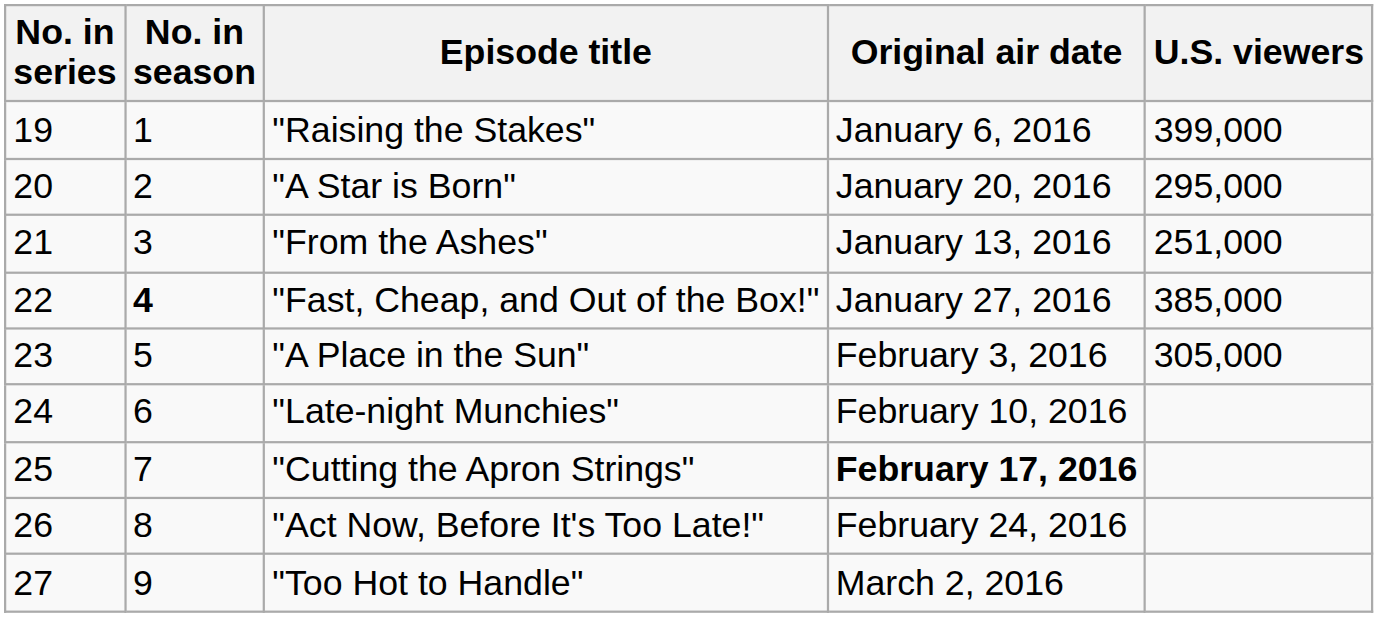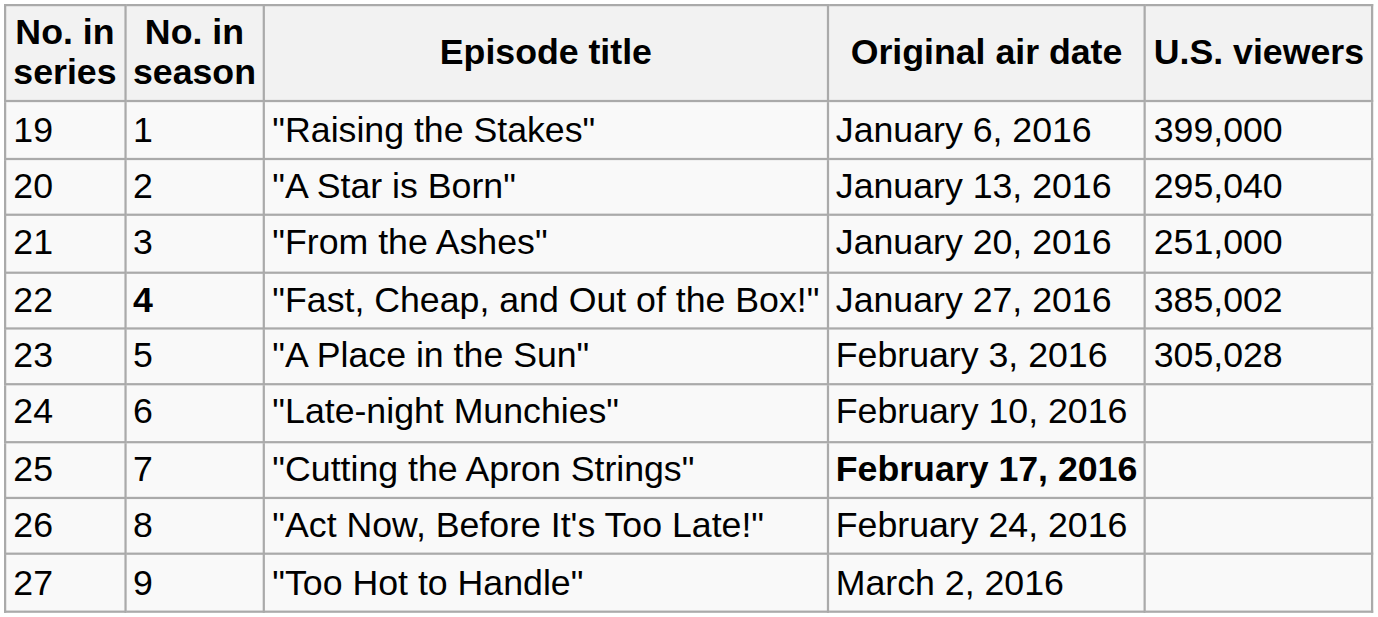(974, 186) January 20, 2016 -> (974, 186) January 13, 2016
(1218, 186) 295,000 -> (1218, 186) 295,040
(974, 242) January 13, 2016 -> (974, 242) January 20, 2016
(1218, 299) 385,000 -> (1218, 299) 385,002
(1218, 355) 305,000 -> (1218, 355) 305,028
